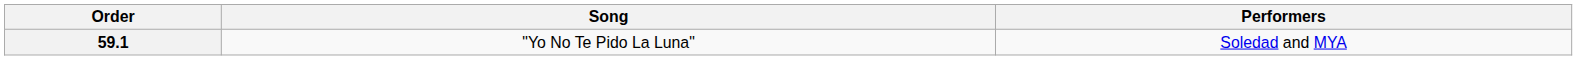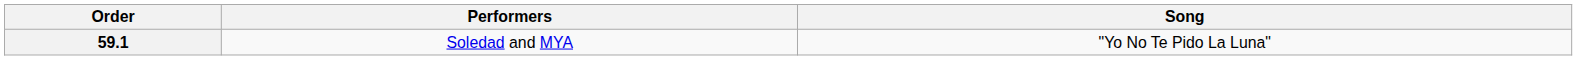columns swapped: (1284, 17) <-> (609, 17)
